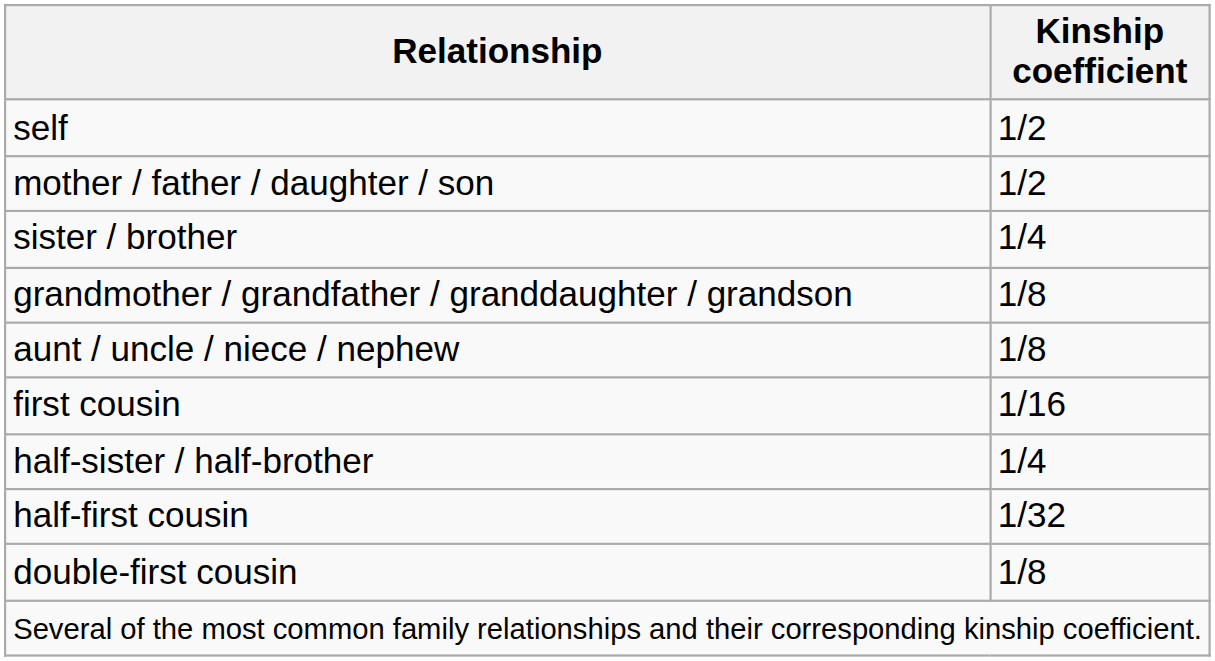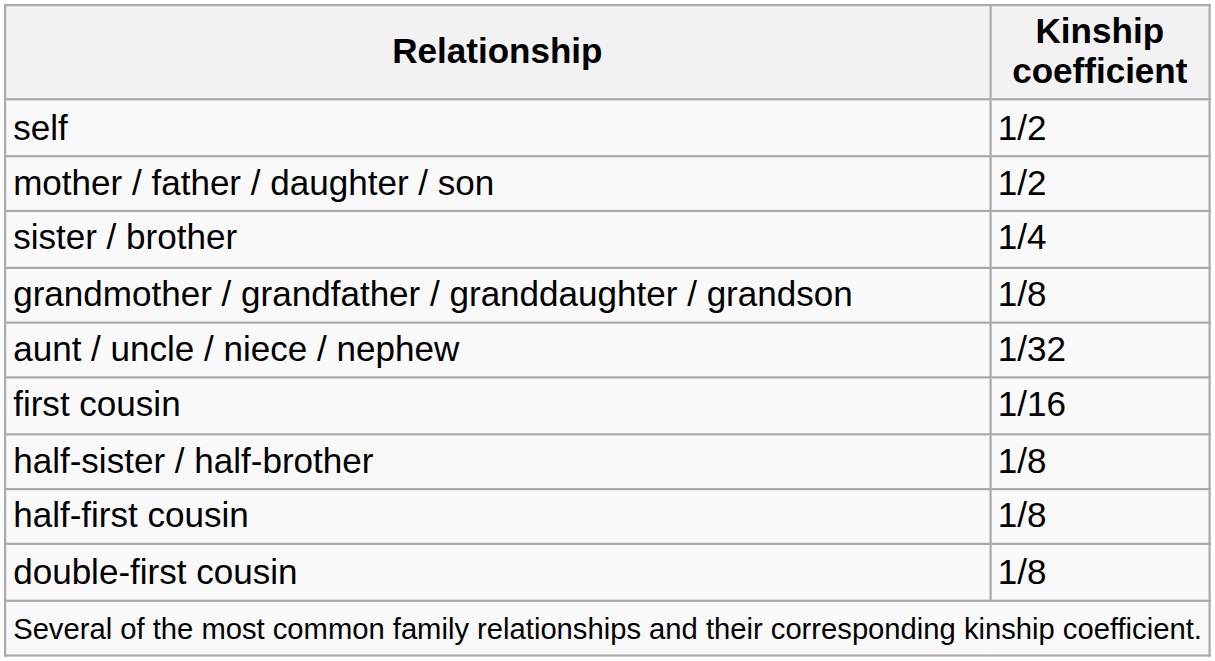(1022, 349) 1/8 -> (1032, 349) 1/32
(1022, 460) 1/4 -> (1022, 460) 1/8
(1032, 516) 1/32 -> (1022, 516) 1/8
